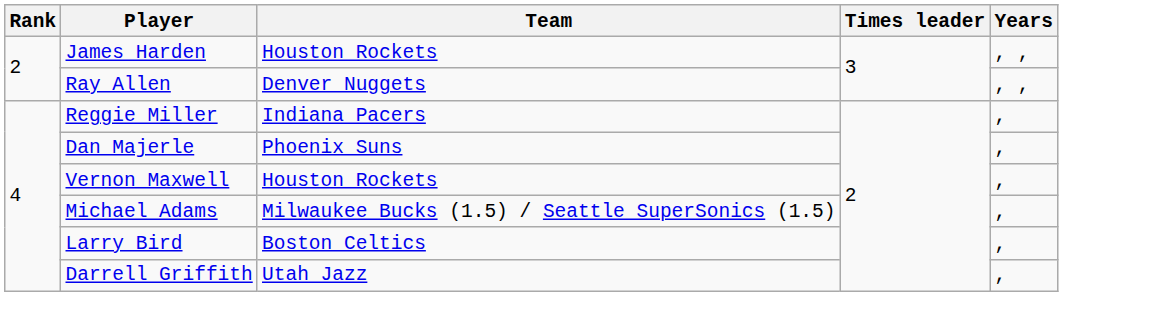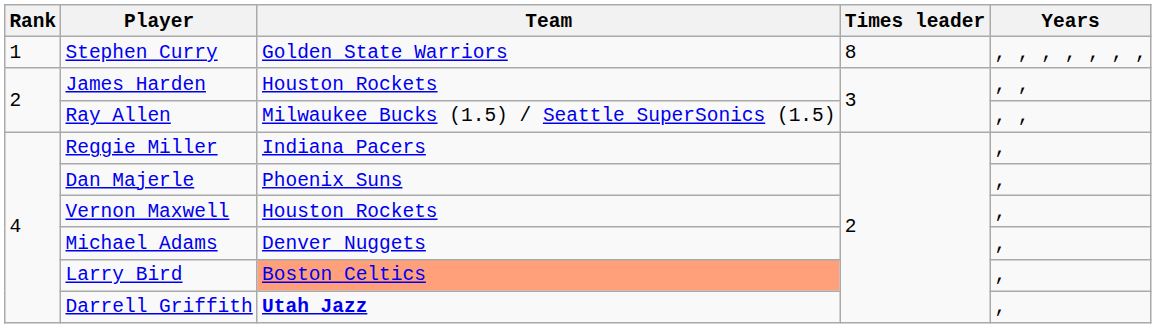+ row: (142, 52)
(344, 84) Denver Nuggets -> (549, 116) Milwaukee Bucks (1.5) / Seattle SuperSonics (1.5)
(549, 211) Milwaukee Bucks (1.5) / Seattle SuperSonics (1.5) -> (344, 243) Denver Nuggets
(344, 243) no background -> (344, 275) lightsalmon background
(315, 275) normal -> (315, 307) bold
